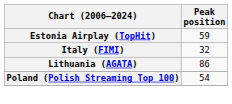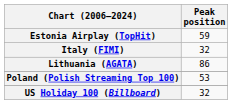(205, 78) 54 -> (205, 78) 53
+ row: (93, 92)
